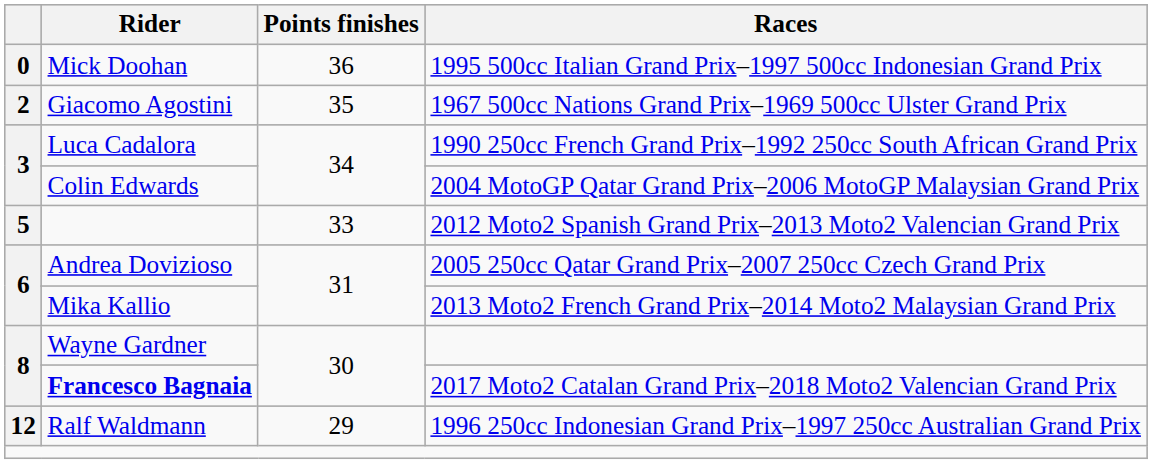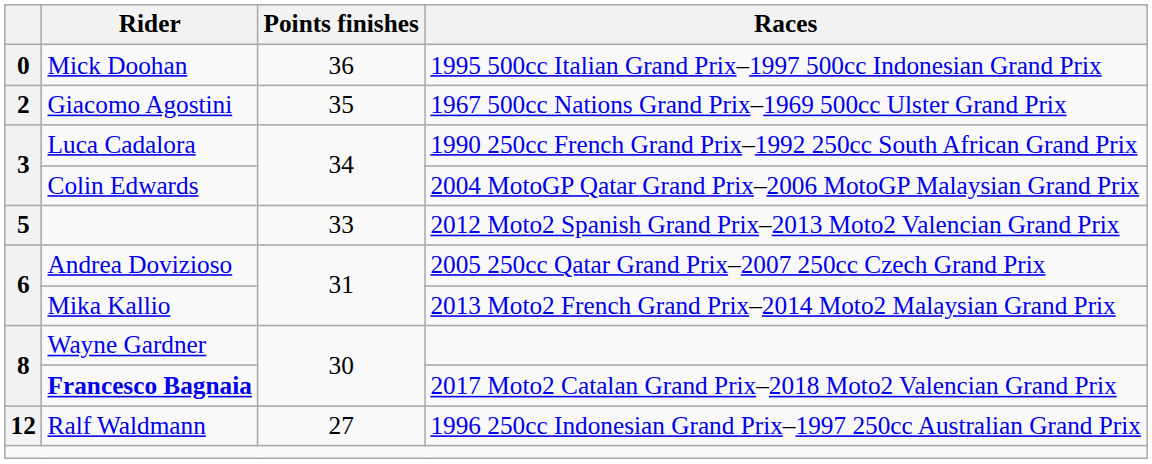(341, 425) 29 -> (341, 425) 27
